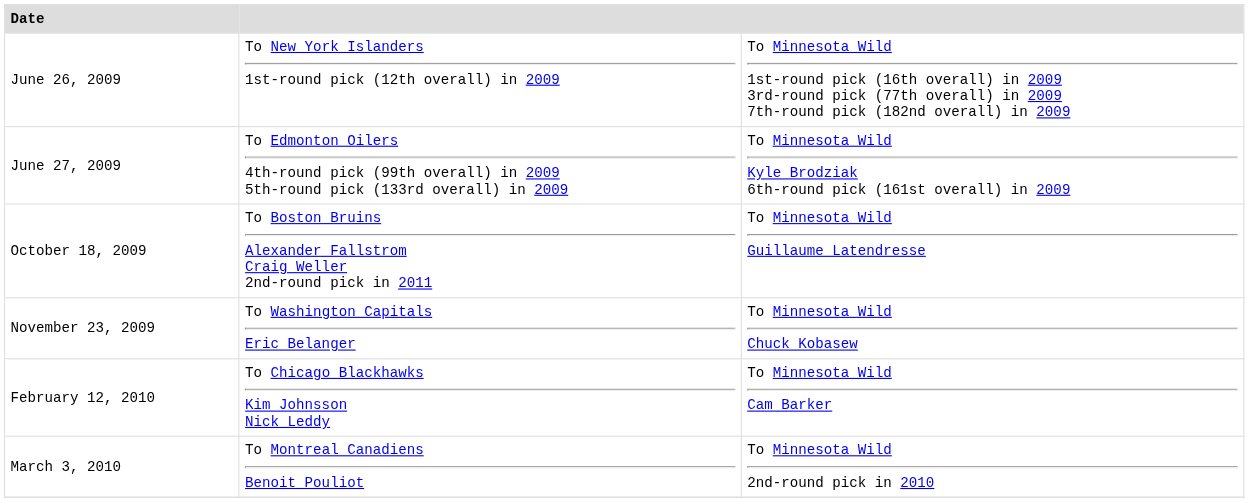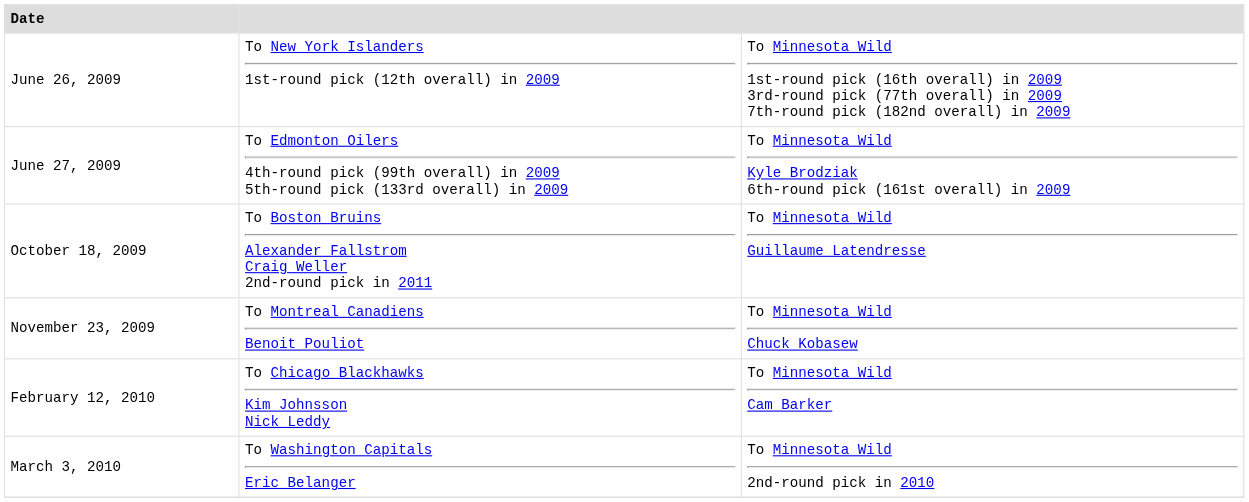(490, 328) To Washington Capitals Eric Belanger -> (490, 328) To Montreal Canadiens Benoit Pouliot
(490, 467) To Montreal Canadiens Benoit Pouliot -> (490, 467) To Washington Capitals Eric Belanger
